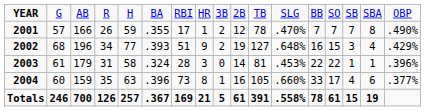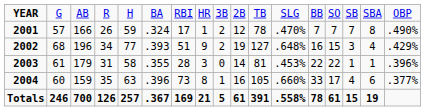(157, 30) .355 -> (157, 30) .324
(157, 64) .324 -> (157, 64) .355
